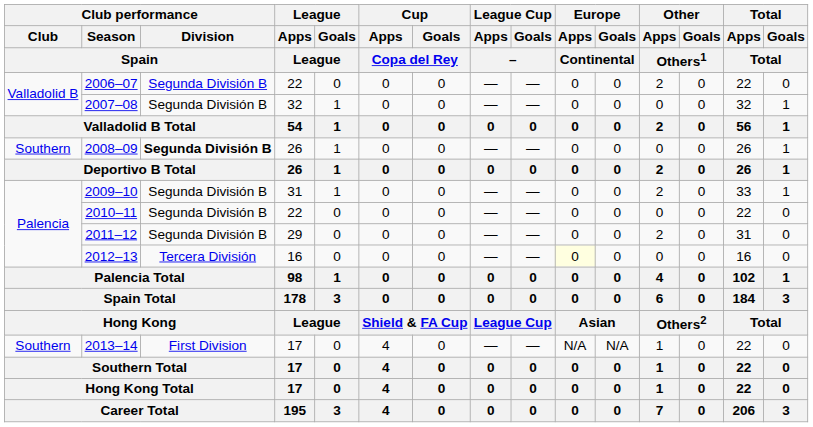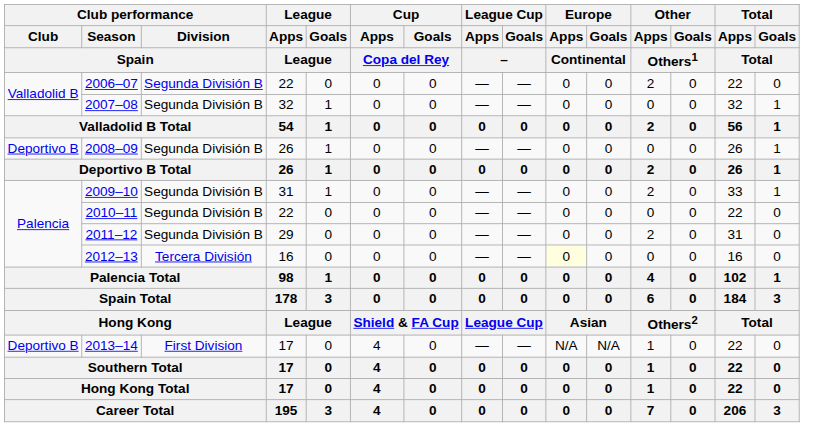(43, 148) Southern -> (43, 148) Deportivo B
(208, 148) bold -> (203, 148) normal
(43, 346) Southern -> (43, 346) Deportivo B
